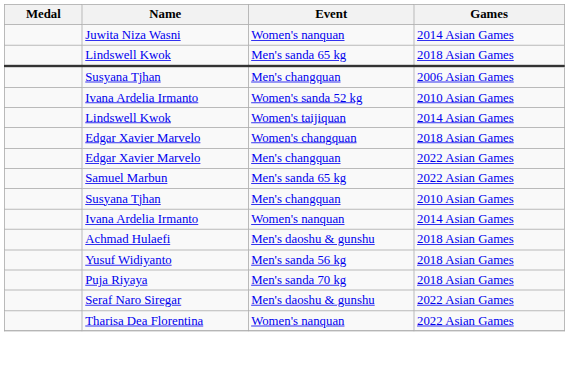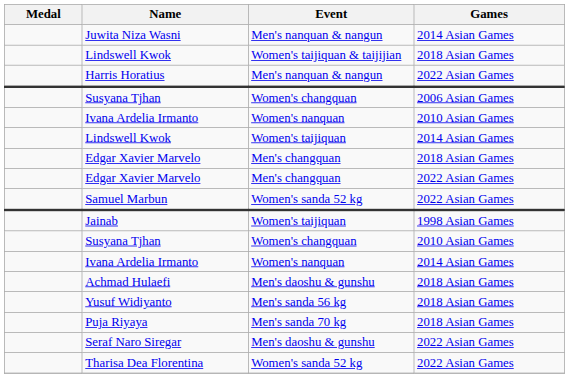(298, 34) Women's nanquan -> (317, 34) Men's nanquan & nangun
(299, 55) Men's sanda 65 kg -> (326, 55) Women's taijiquan & taijijian
+ row: (125, 75)
(296, 77) Men's changquan -> (304, 97) Women's changquan
(307, 97) Women's sanda 52 kg -> (298, 117) Women's nanquan
(304, 138) Women's changquan -> (296, 158) Men's changquan
(299, 178) Men's sanda 65 kg -> (307, 198) Women's sanda 52 kg
+ row: (102, 220)
(296, 198) Men's changquan -> (304, 241) Women's changquan
(298, 320) Women's nanquan -> (307, 362) Women's sanda 52 kg
